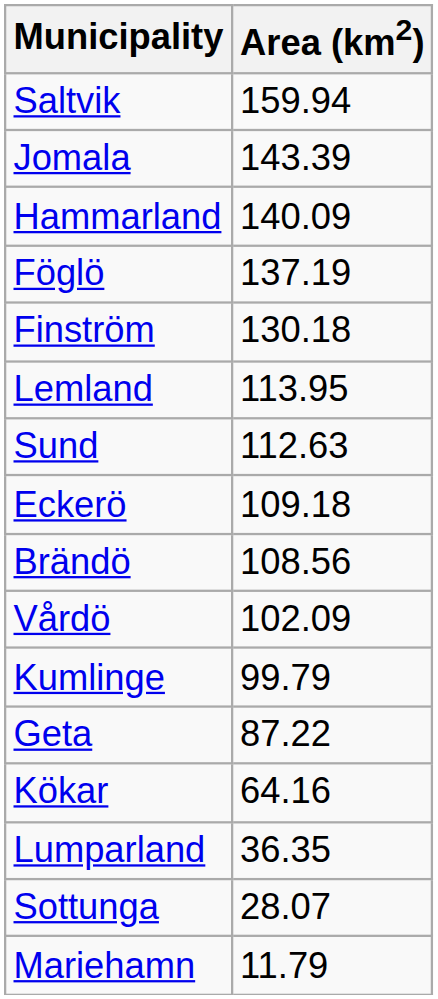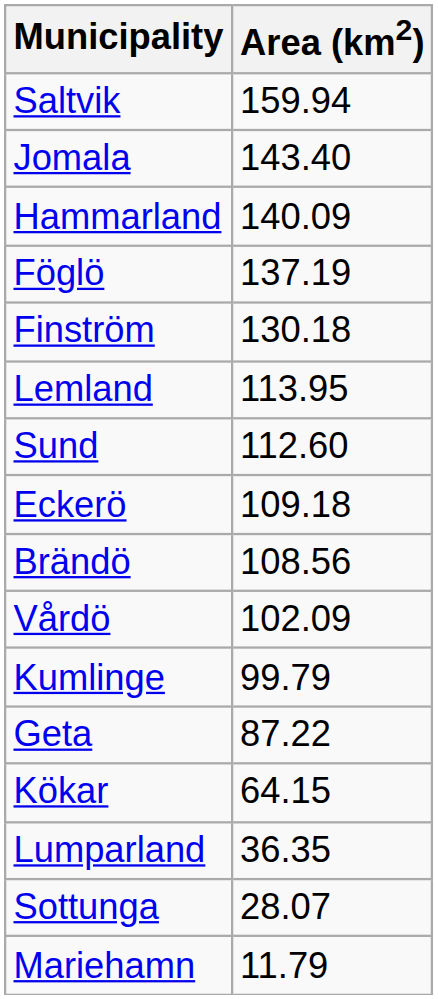(296, 158) 143.39 -> (296, 158) 143.40
(294, 446) 112.63 -> (294, 446) 112.60
(286, 791) 64.16 -> (286, 791) 64.15
